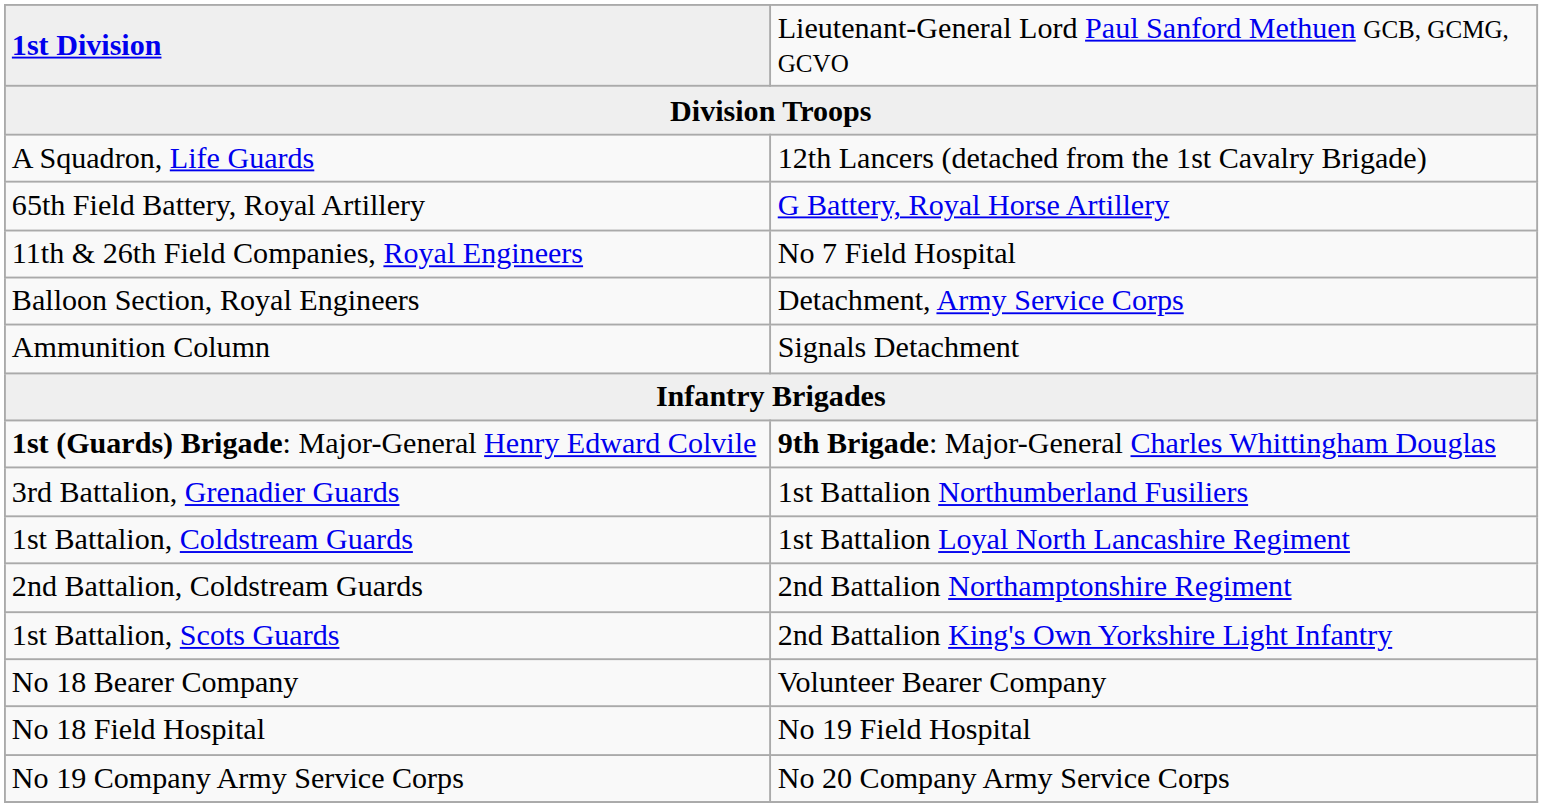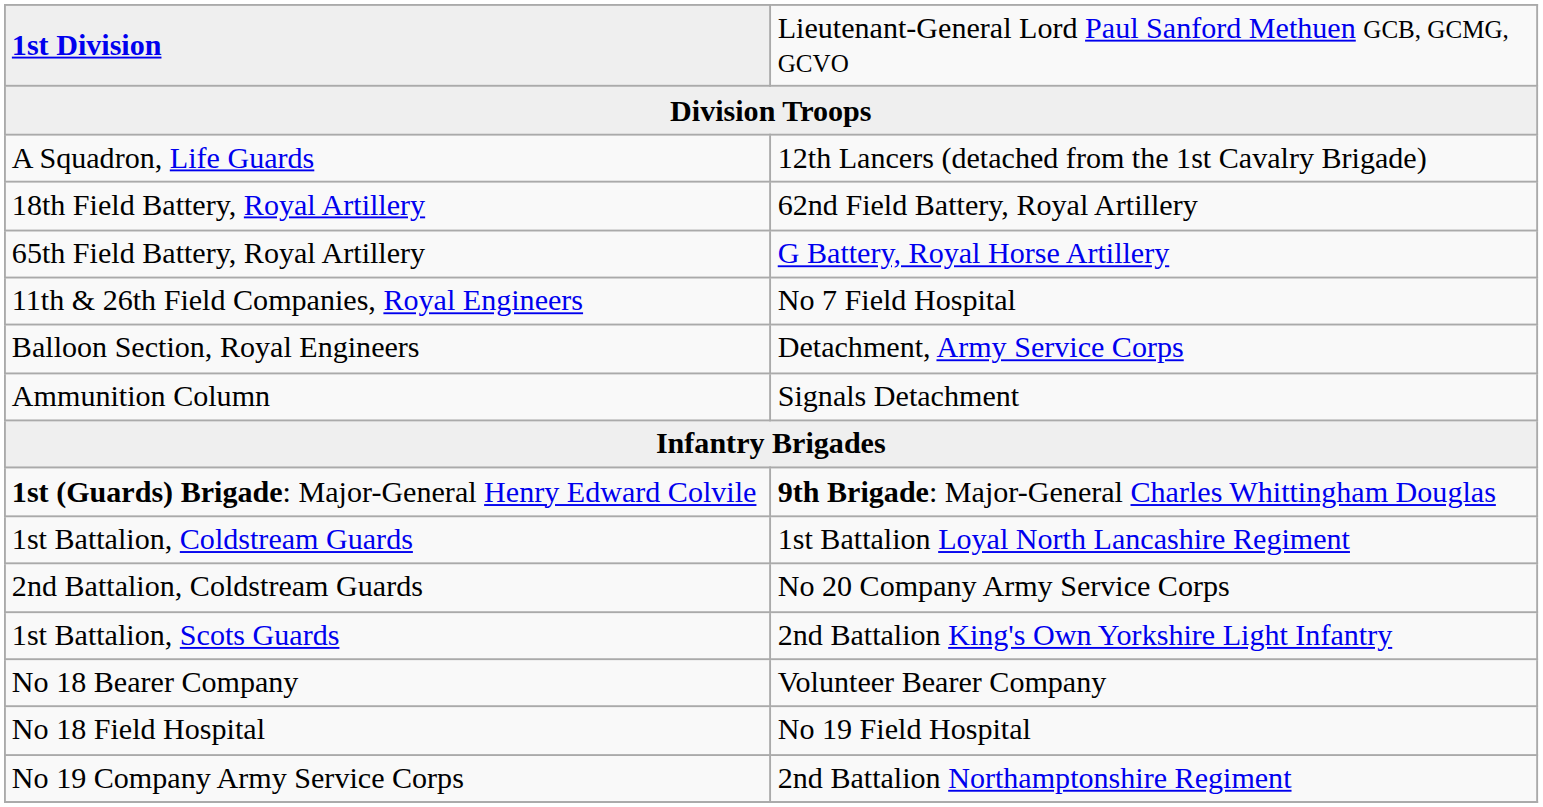+ row: (219, 205)
- row: (206, 491)
(1035, 586) 2nd Battalion Northamptonshire Regiment -> (1004, 586) No 20 Company Army Service Corps
(1004, 777) No 20 Company Army Service Corps -> (1035, 777) 2nd Battalion Northamptonshire Regiment
